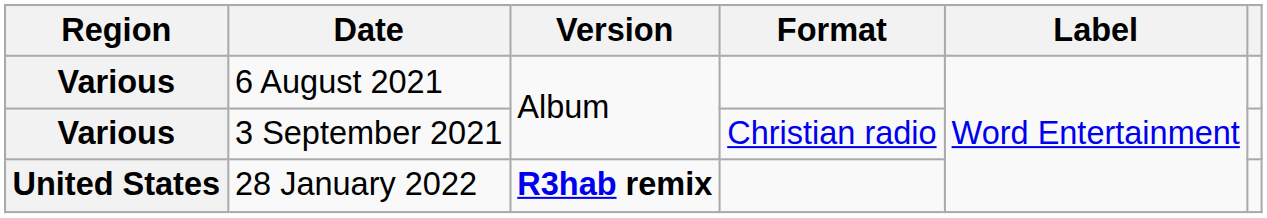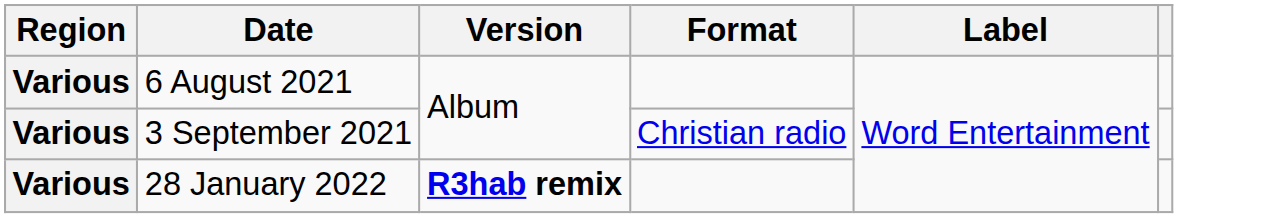(116, 184) United States -> (71, 184) Various
